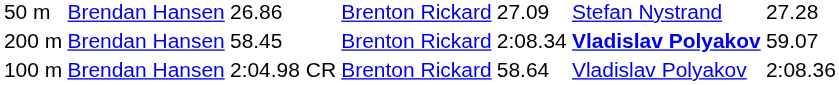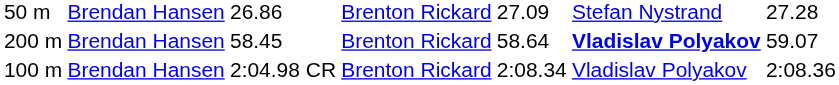(532, 41) 2:08.34 -> (523, 41) 58.64
(523, 70) 58.64 -> (532, 70) 2:08.34
